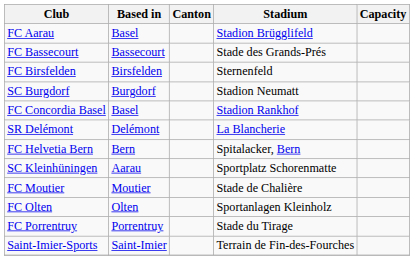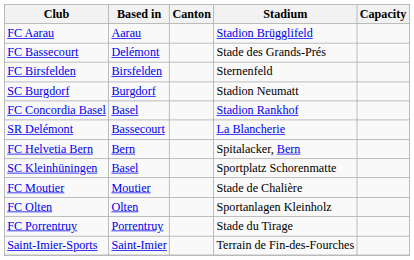(125, 33) Basel -> (126, 33) Aarau
(138, 52) Bassecourt -> (135, 52) Delémont
(135, 129) Delémont -> (138, 129) Bassecourt
(126, 168) Aarau -> (125, 168) Basel
